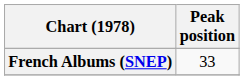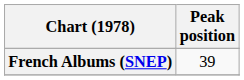(207, 61) 33 -> (207, 61) 39
